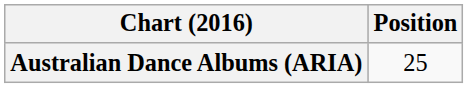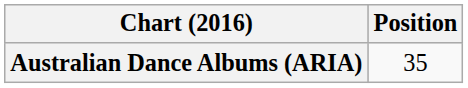(415, 62) 25 -> (415, 62) 35
